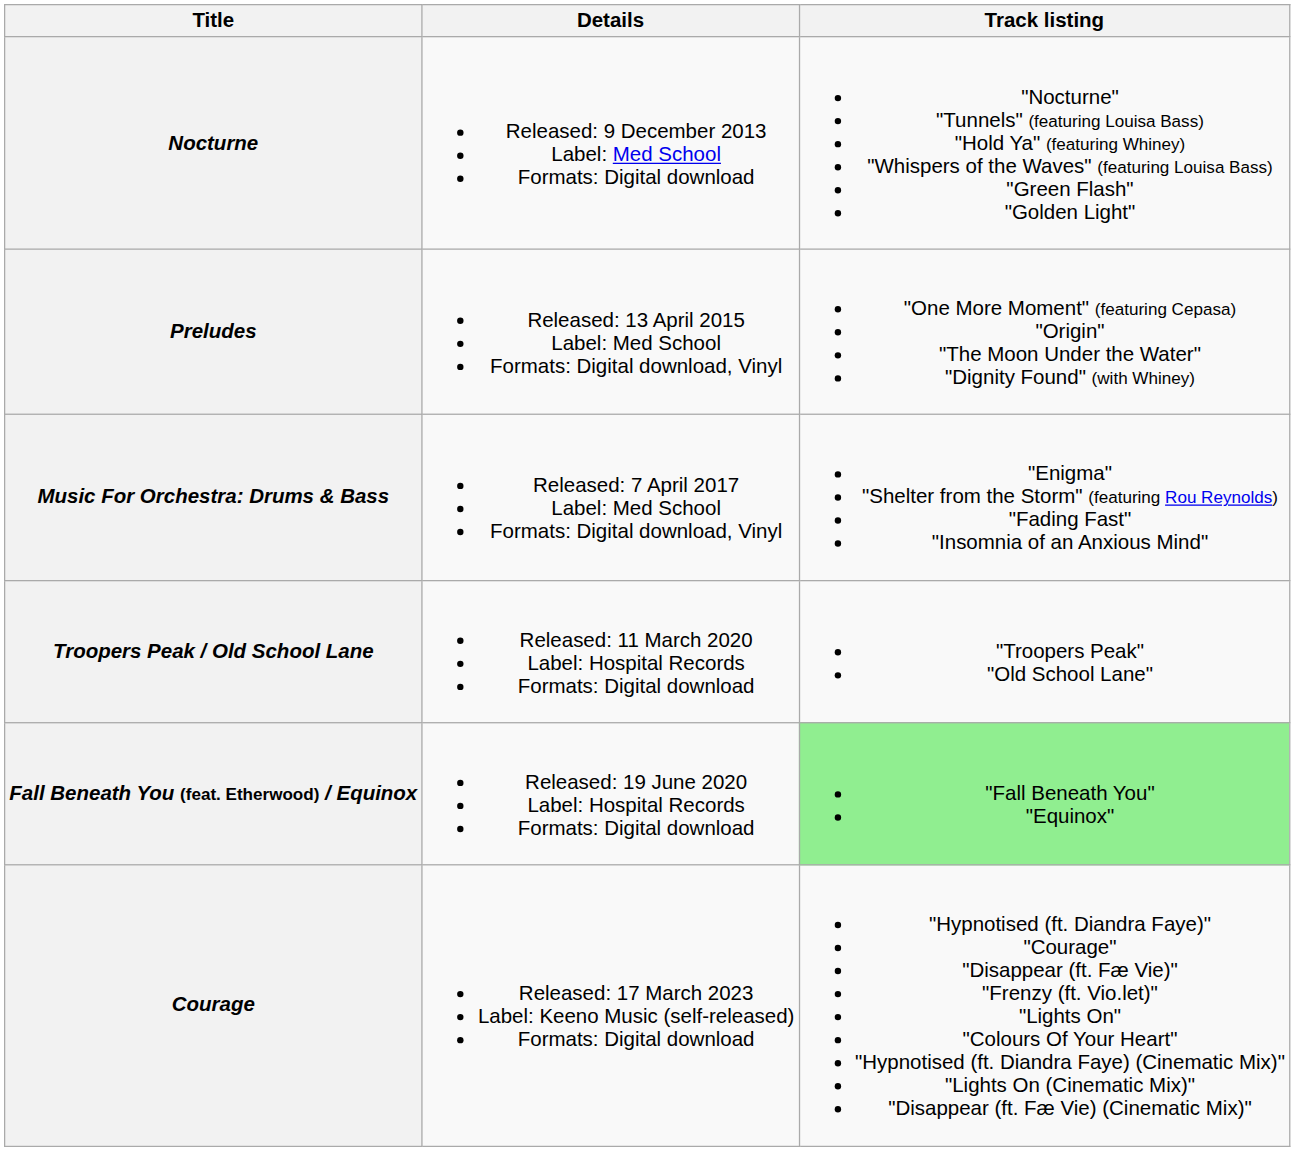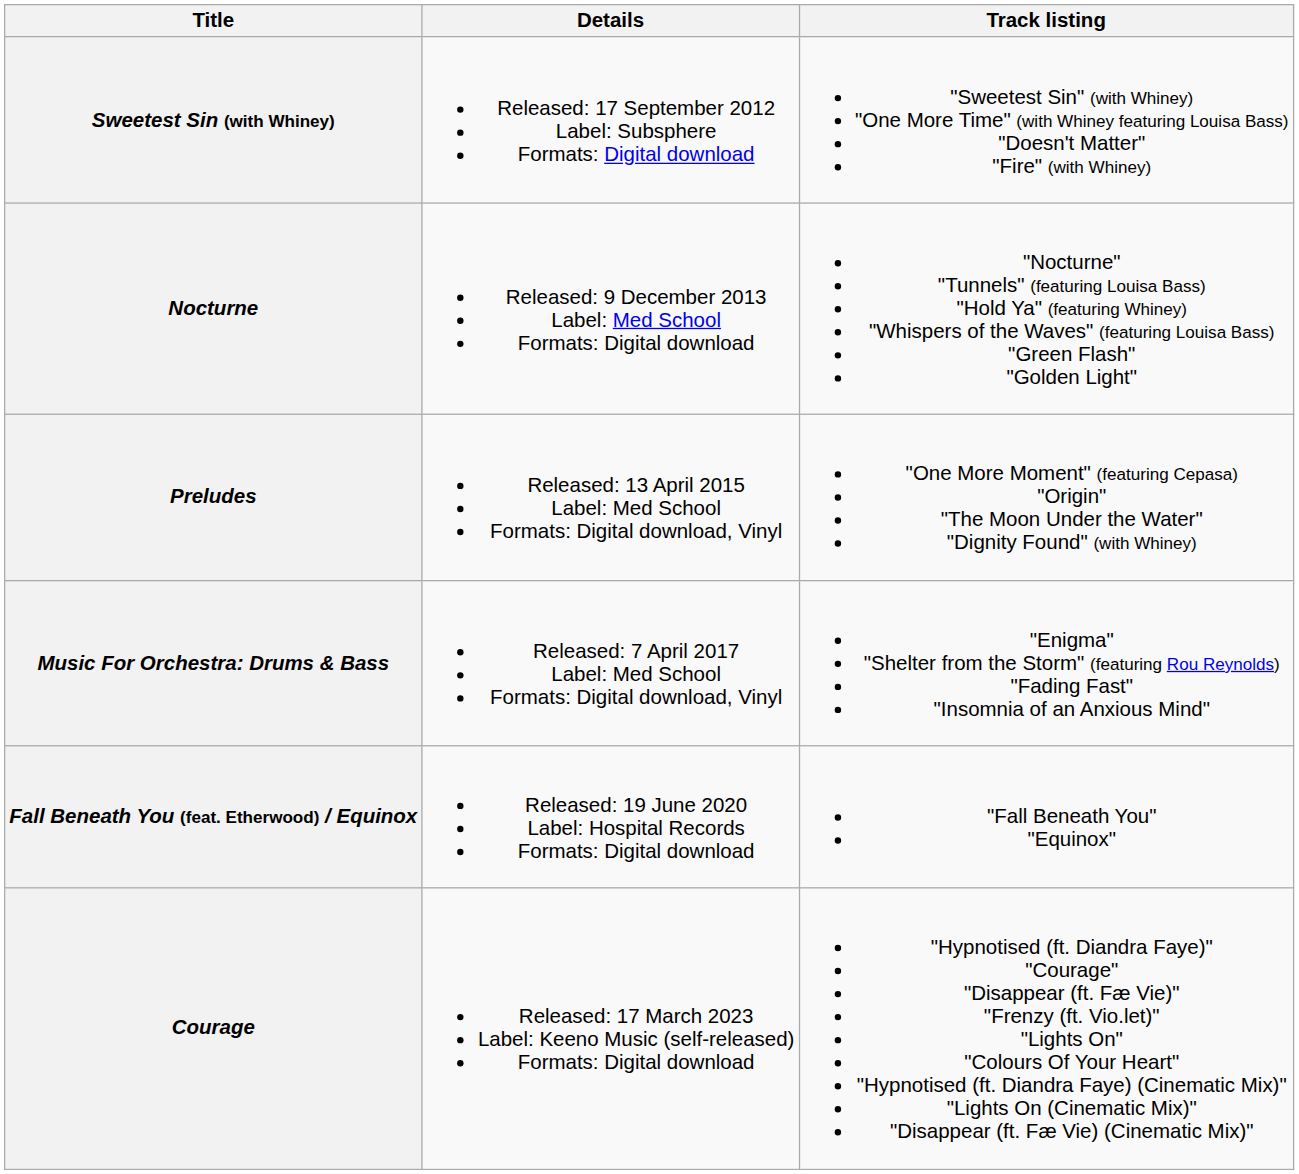+ row: (213, 119)
- row: (213, 651)
(1044, 805) lightgreen background -> (1046, 828) no background
